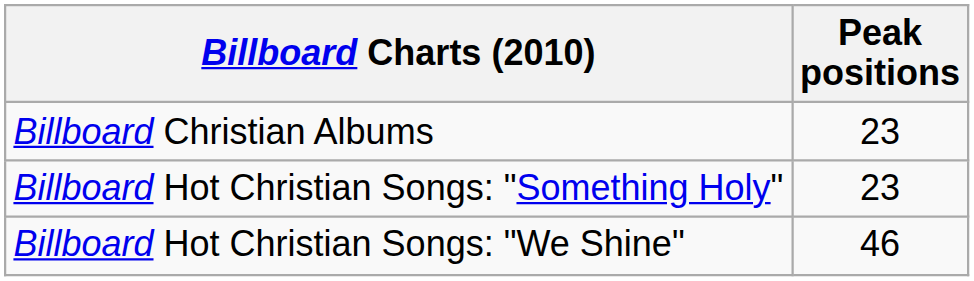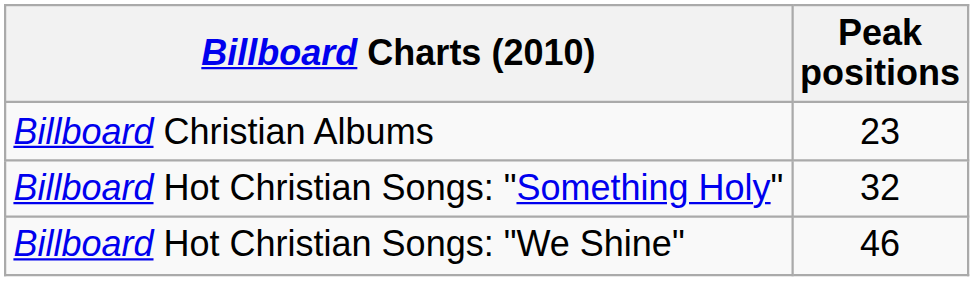(880, 187) 23 -> (880, 187) 32
